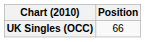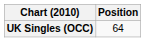(118, 28) 66 -> (118, 28) 64
